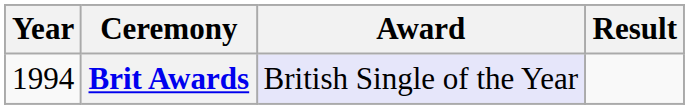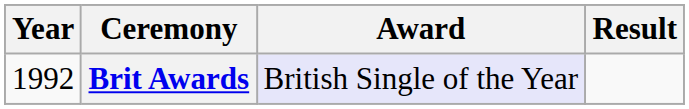(43, 78) 1994 -> (43, 78) 1992
